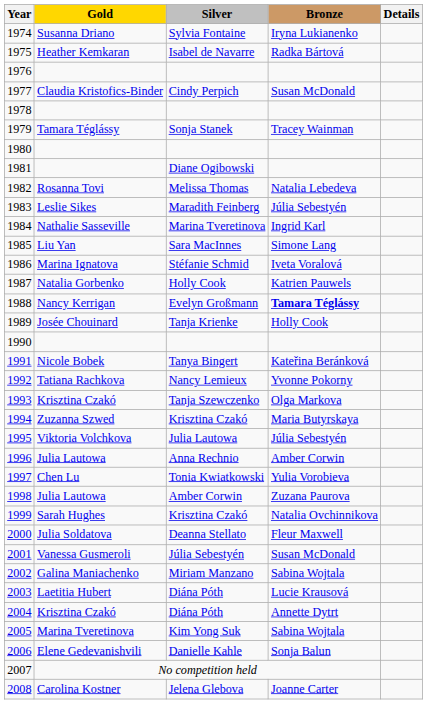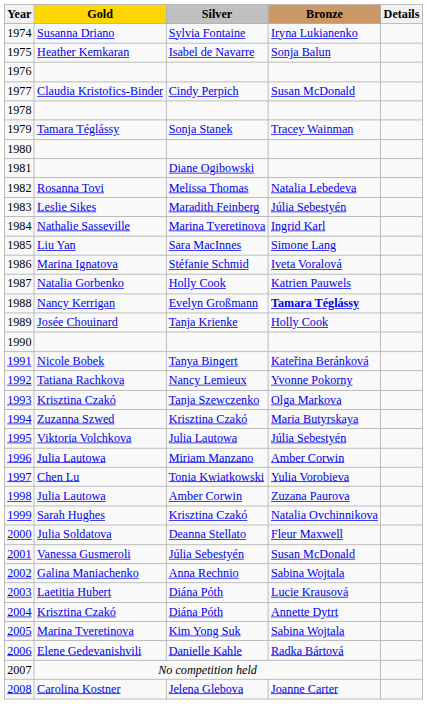(307, 52) Radka Bártová -> (301, 52) Sonja Balun
(204, 457) Anna Rechnio -> (211, 457) Miriam Manzano
(211, 573) Miriam Manzano -> (204, 573) Anna Rechnio
(301, 650) Sonja Balun -> (307, 650) Radka Bártová
